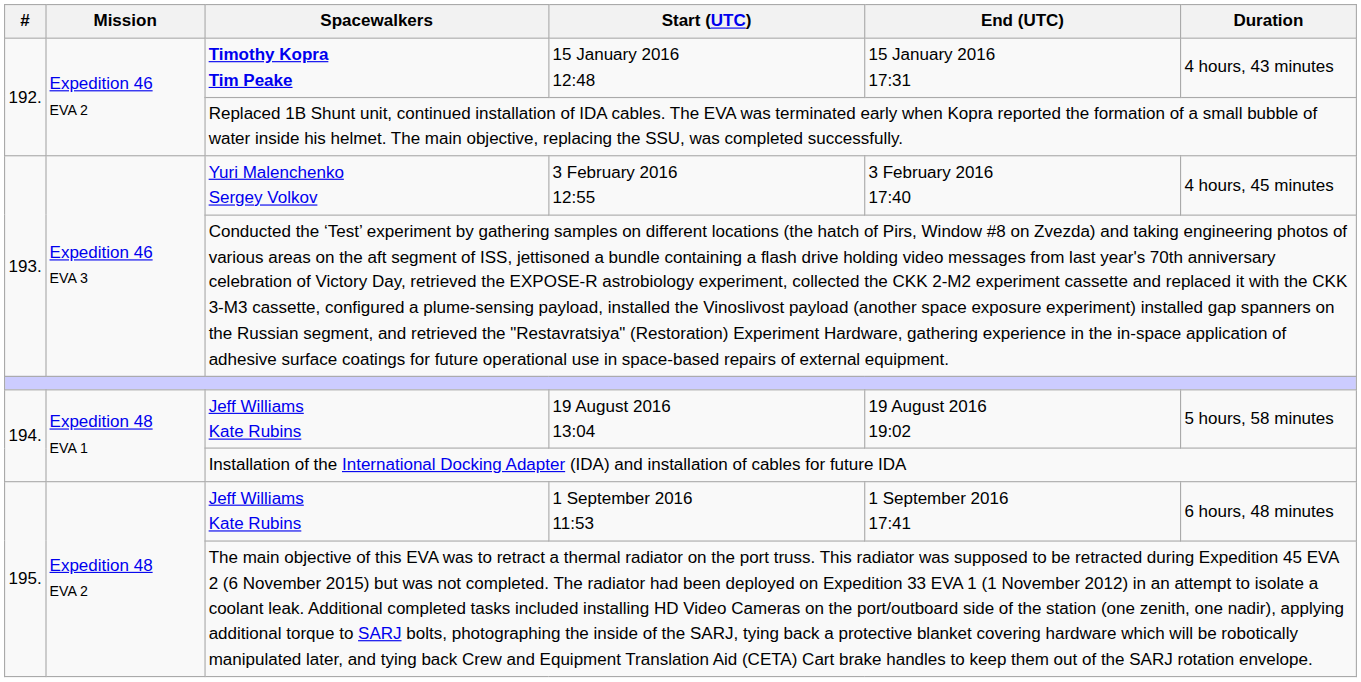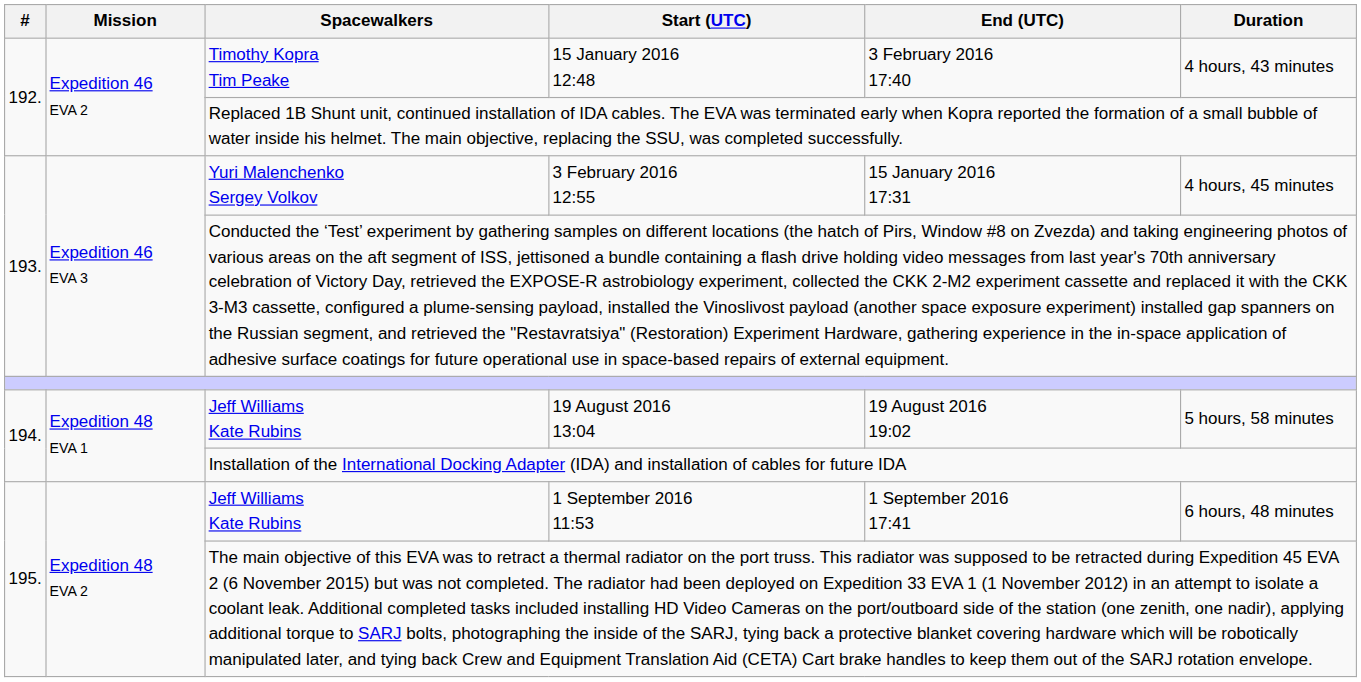(269, 67) bold -> (264, 67) normal
(932, 67) 15 January 2016 17:31 -> (931, 67) 3 February 2016 17:40
(931, 185) 3 February 2016 17:40 -> (932, 185) 15 January 2016 17:31
